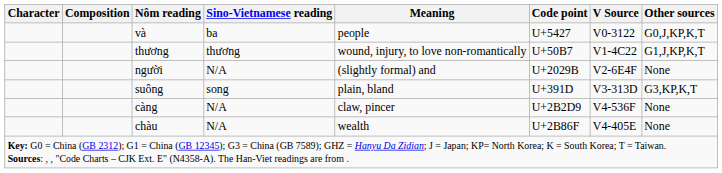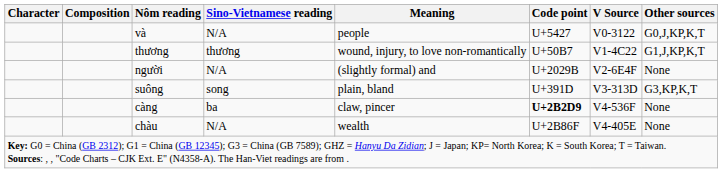(212, 32) ba -> (217, 32) N/A
(217, 107) N/A -> (212, 107) ba
(557, 107) normal -> (557, 107) bold
